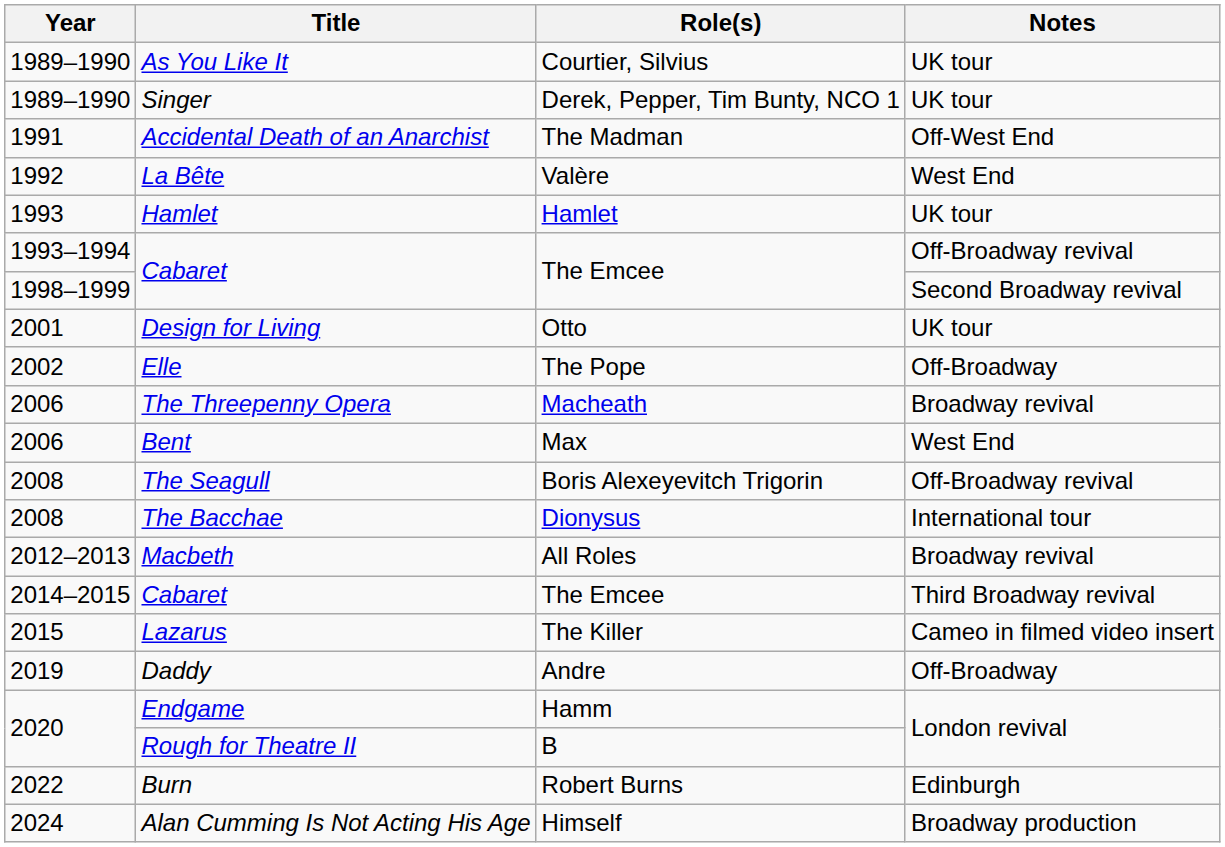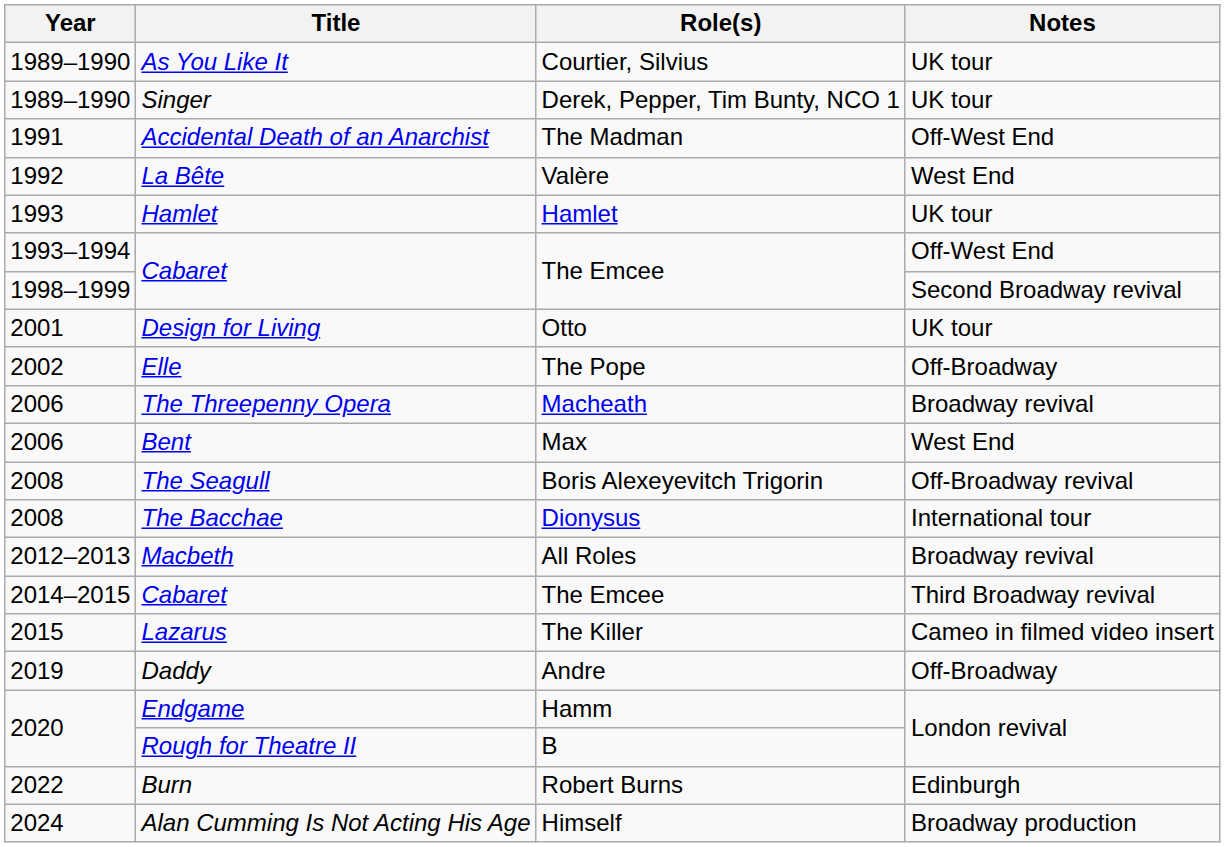(1022, 251) Off-Broadway revival -> (983, 251) Off-West End
